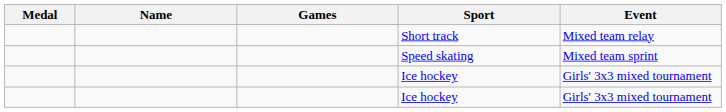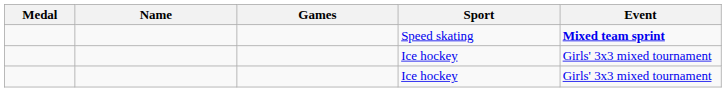- row: (40, 35)
(610, 55) normal -> (614, 35) bold
